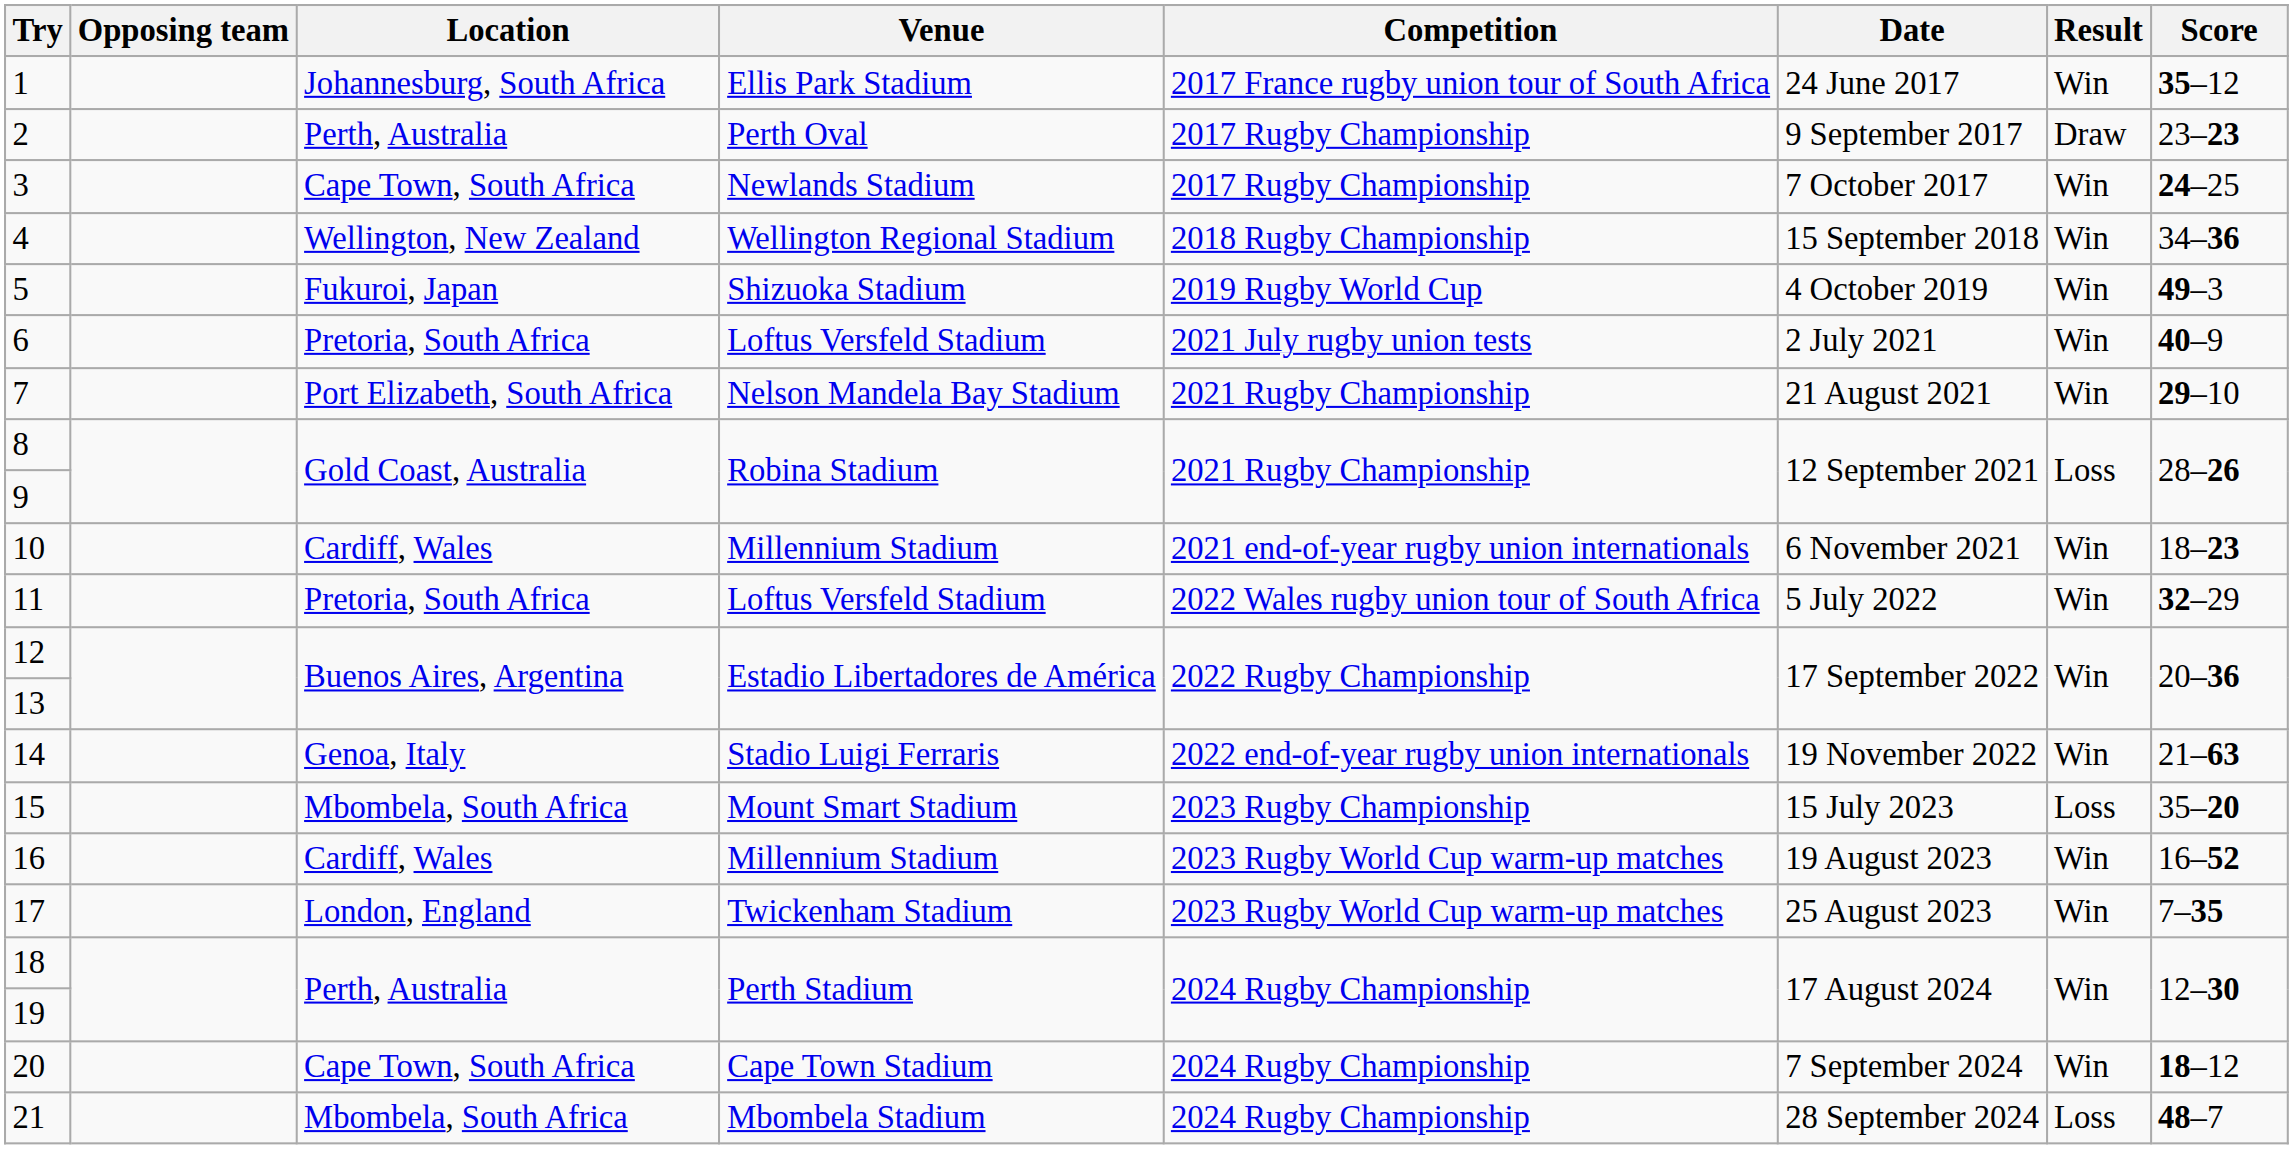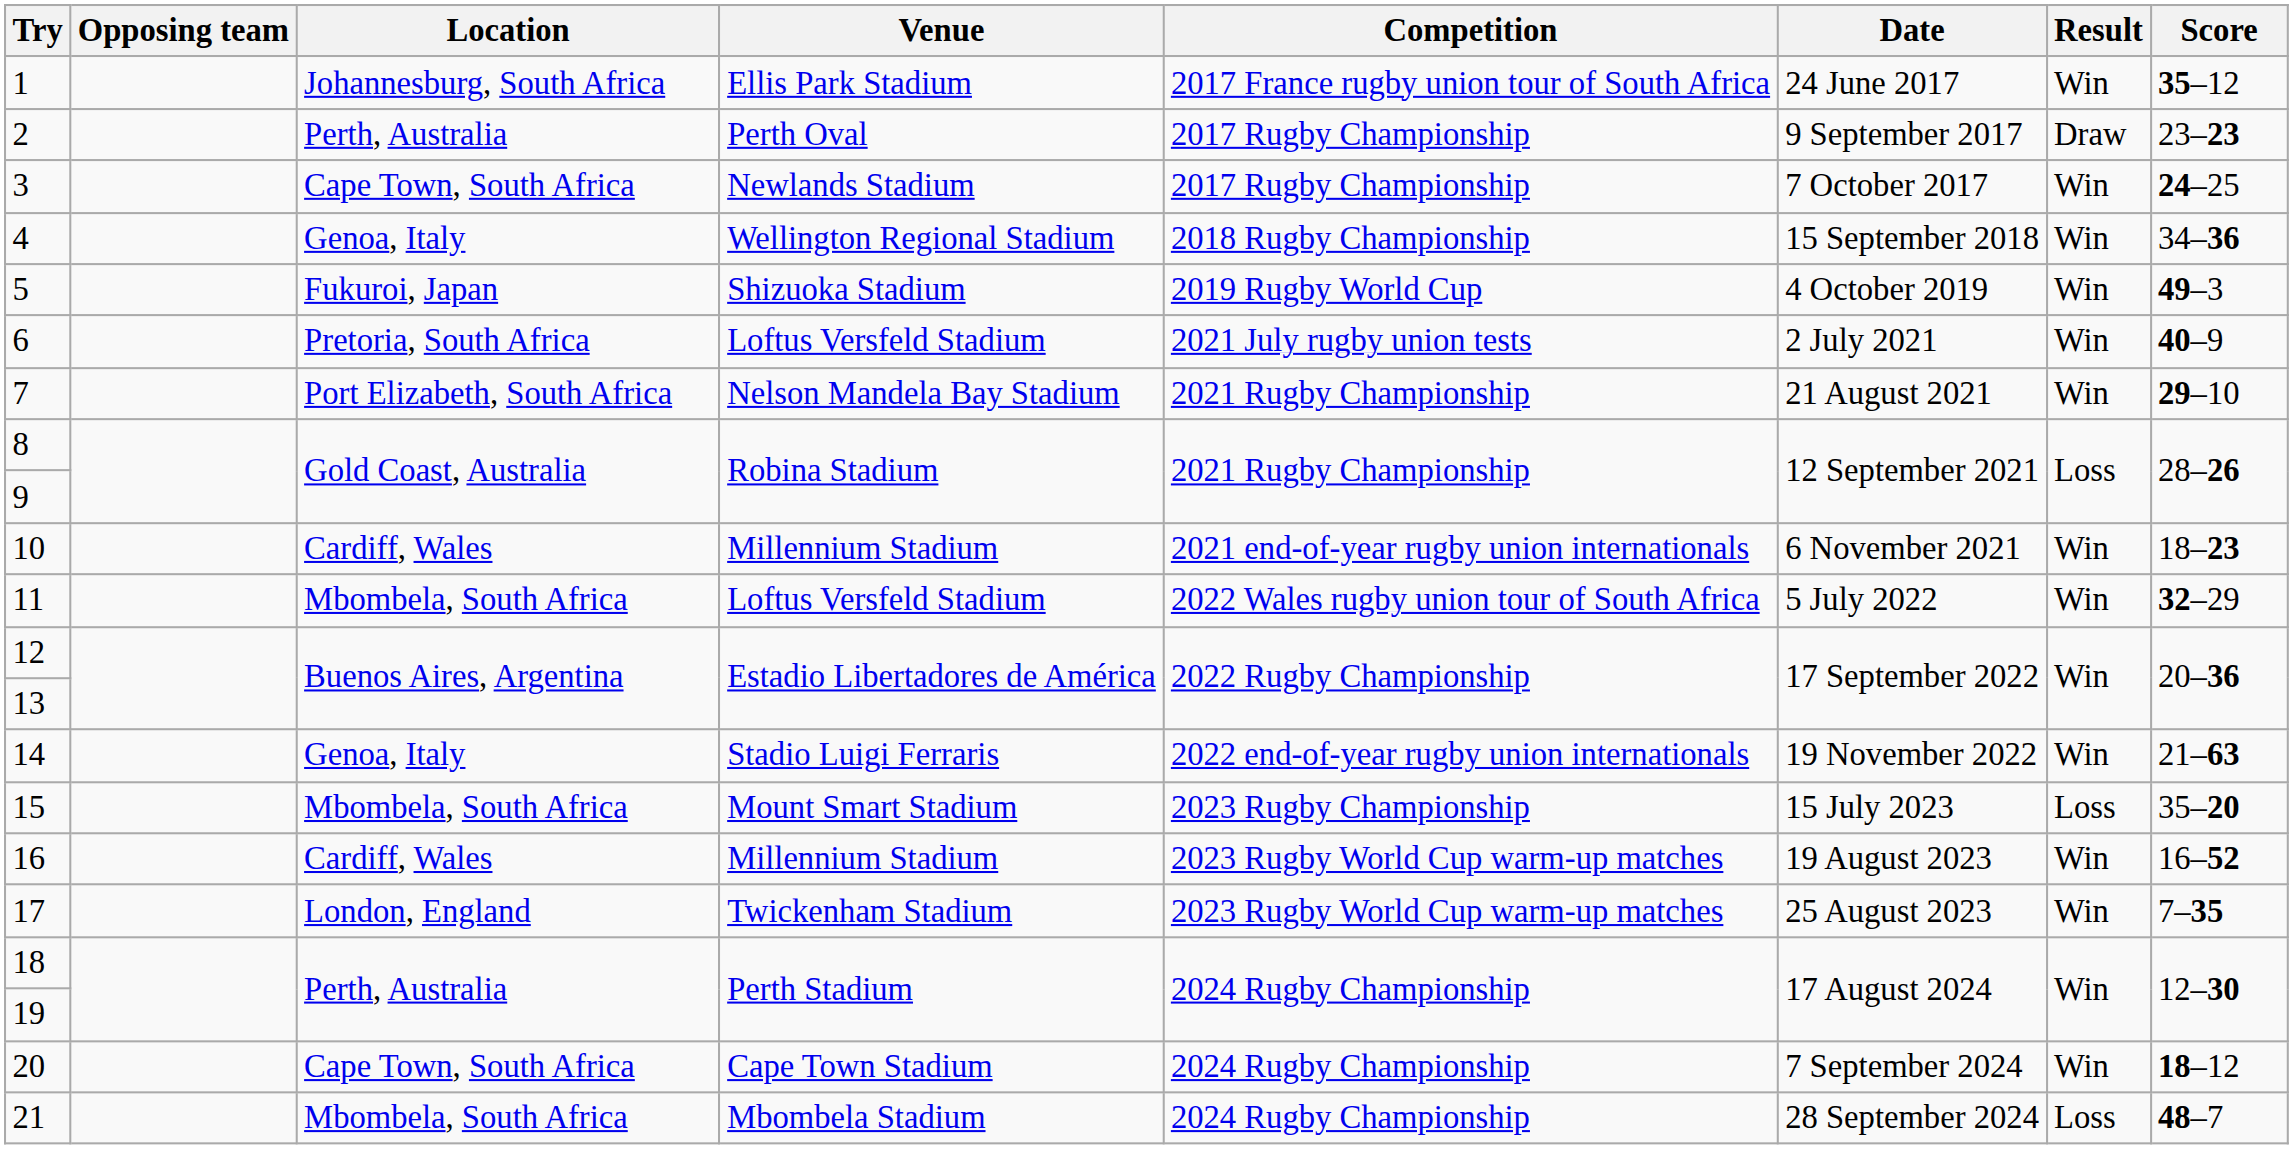(472, 237) Wellington, New Zealand -> (385, 237) Genoa, Italy
(447, 599) Pretoria, South Africa -> (466, 599) Mbombela, South Africa
